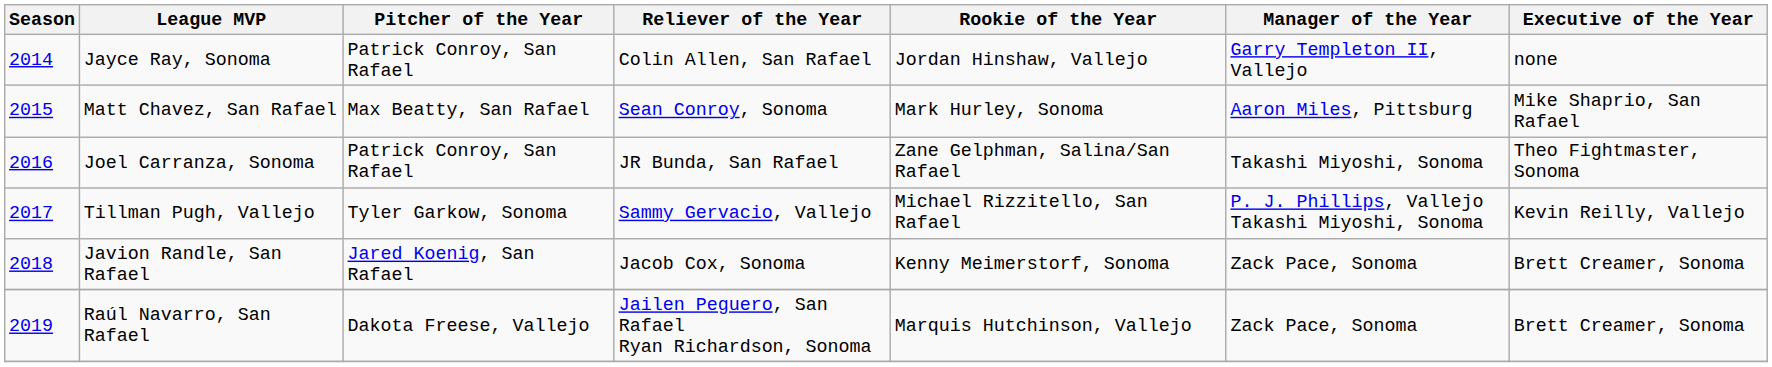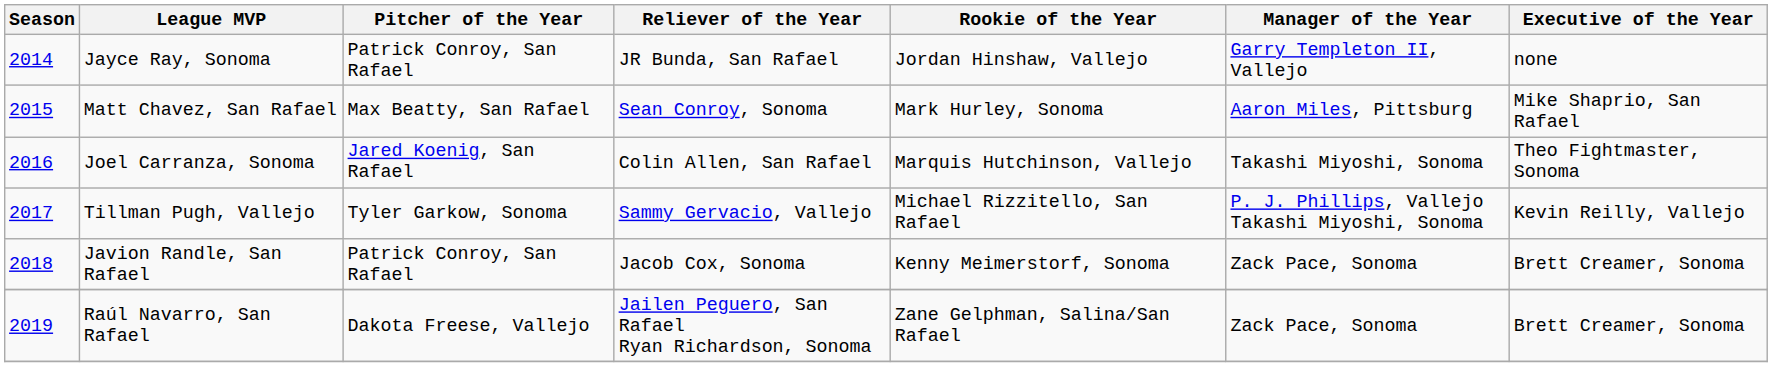(745, 60) Colin Allen, San Rafael -> (729, 60) JR Bunda, San Rafael
(452, 162) Patrick Conroy, San Rafael -> (441, 162) Jared Koenig, San Rafael
(729, 162) JR Bunda, San Rafael -> (745, 162) Colin Allen, San Rafael
(1032, 162) Zane Gelphman, Salina/San Rafael -> (1043, 162) Marquis Hutchinson, Vallejo
(441, 264) Jared Koenig, San Rafael -> (452, 264) Patrick Conroy, San Rafael
(1043, 326) Marquis Hutchinson, Vallejo -> (1032, 326) Zane Gelphman, Salina/San Rafael
